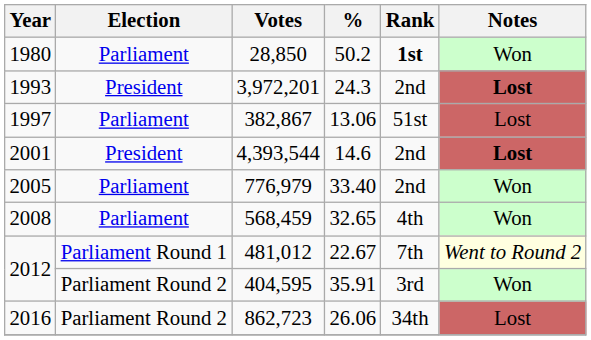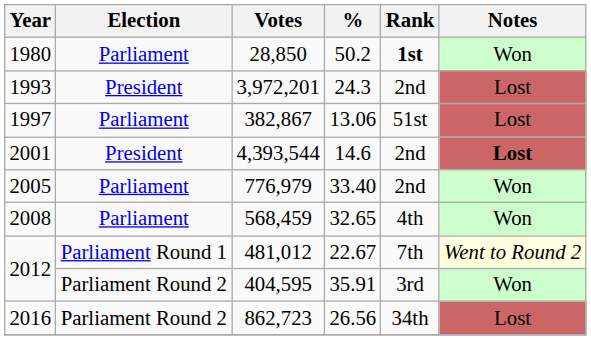(513, 86) bold -> (513, 86) normal
(353, 317) 26.06 -> (353, 317) 26.56
